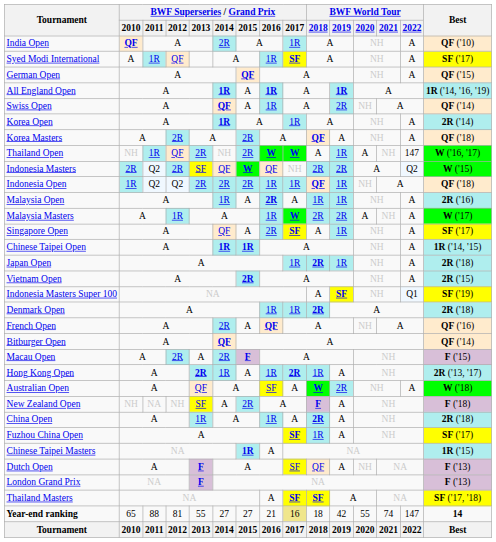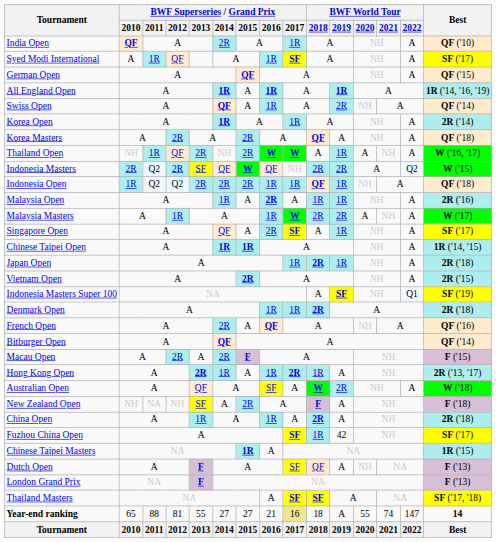(412, 153) 147 -> (412, 153) A
(342, 435) A -> (342, 435) 42
(342, 514) 42 -> (342, 514) A
